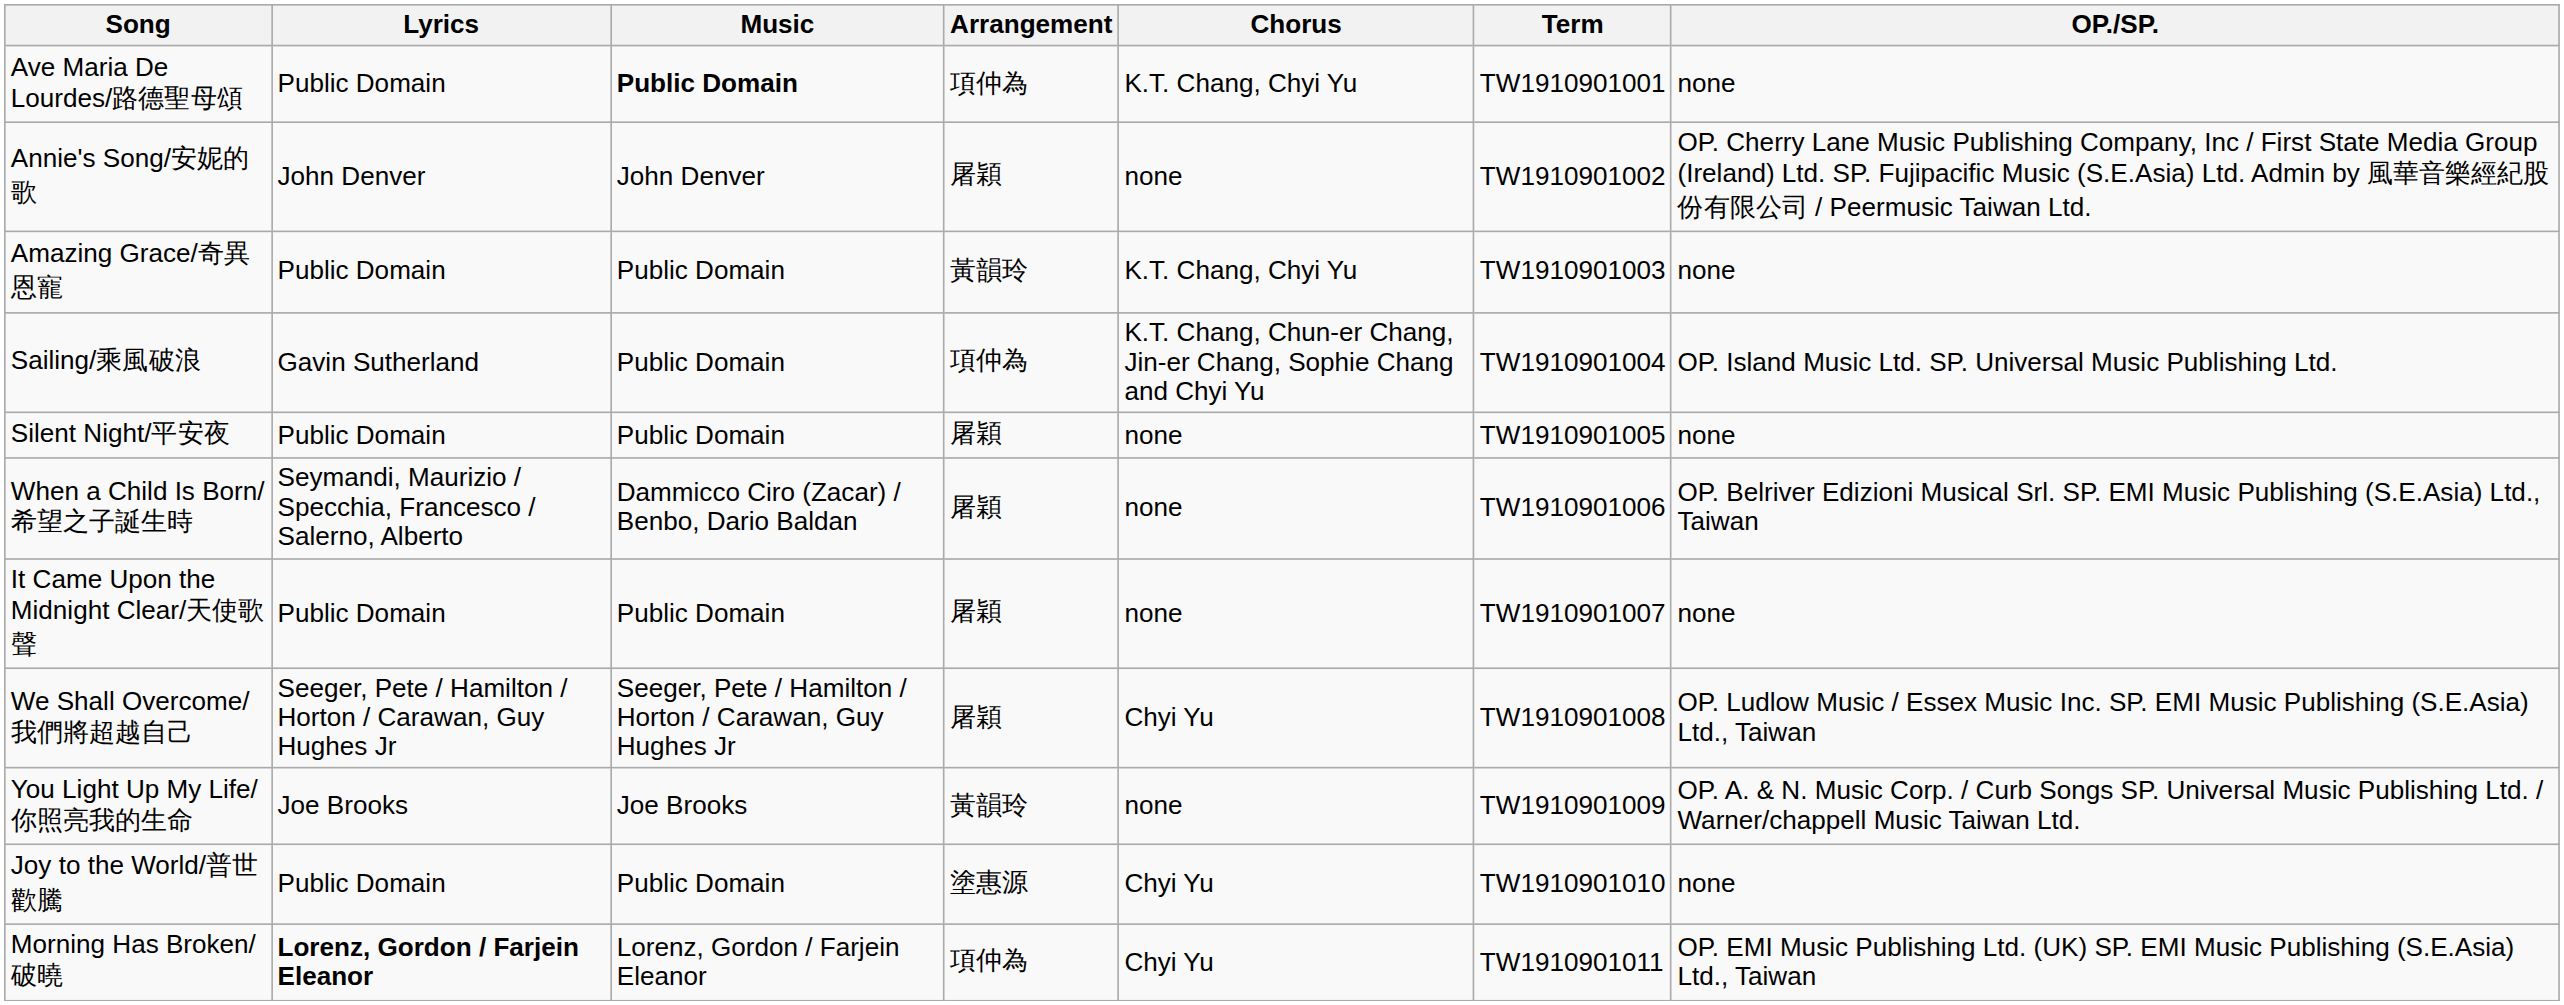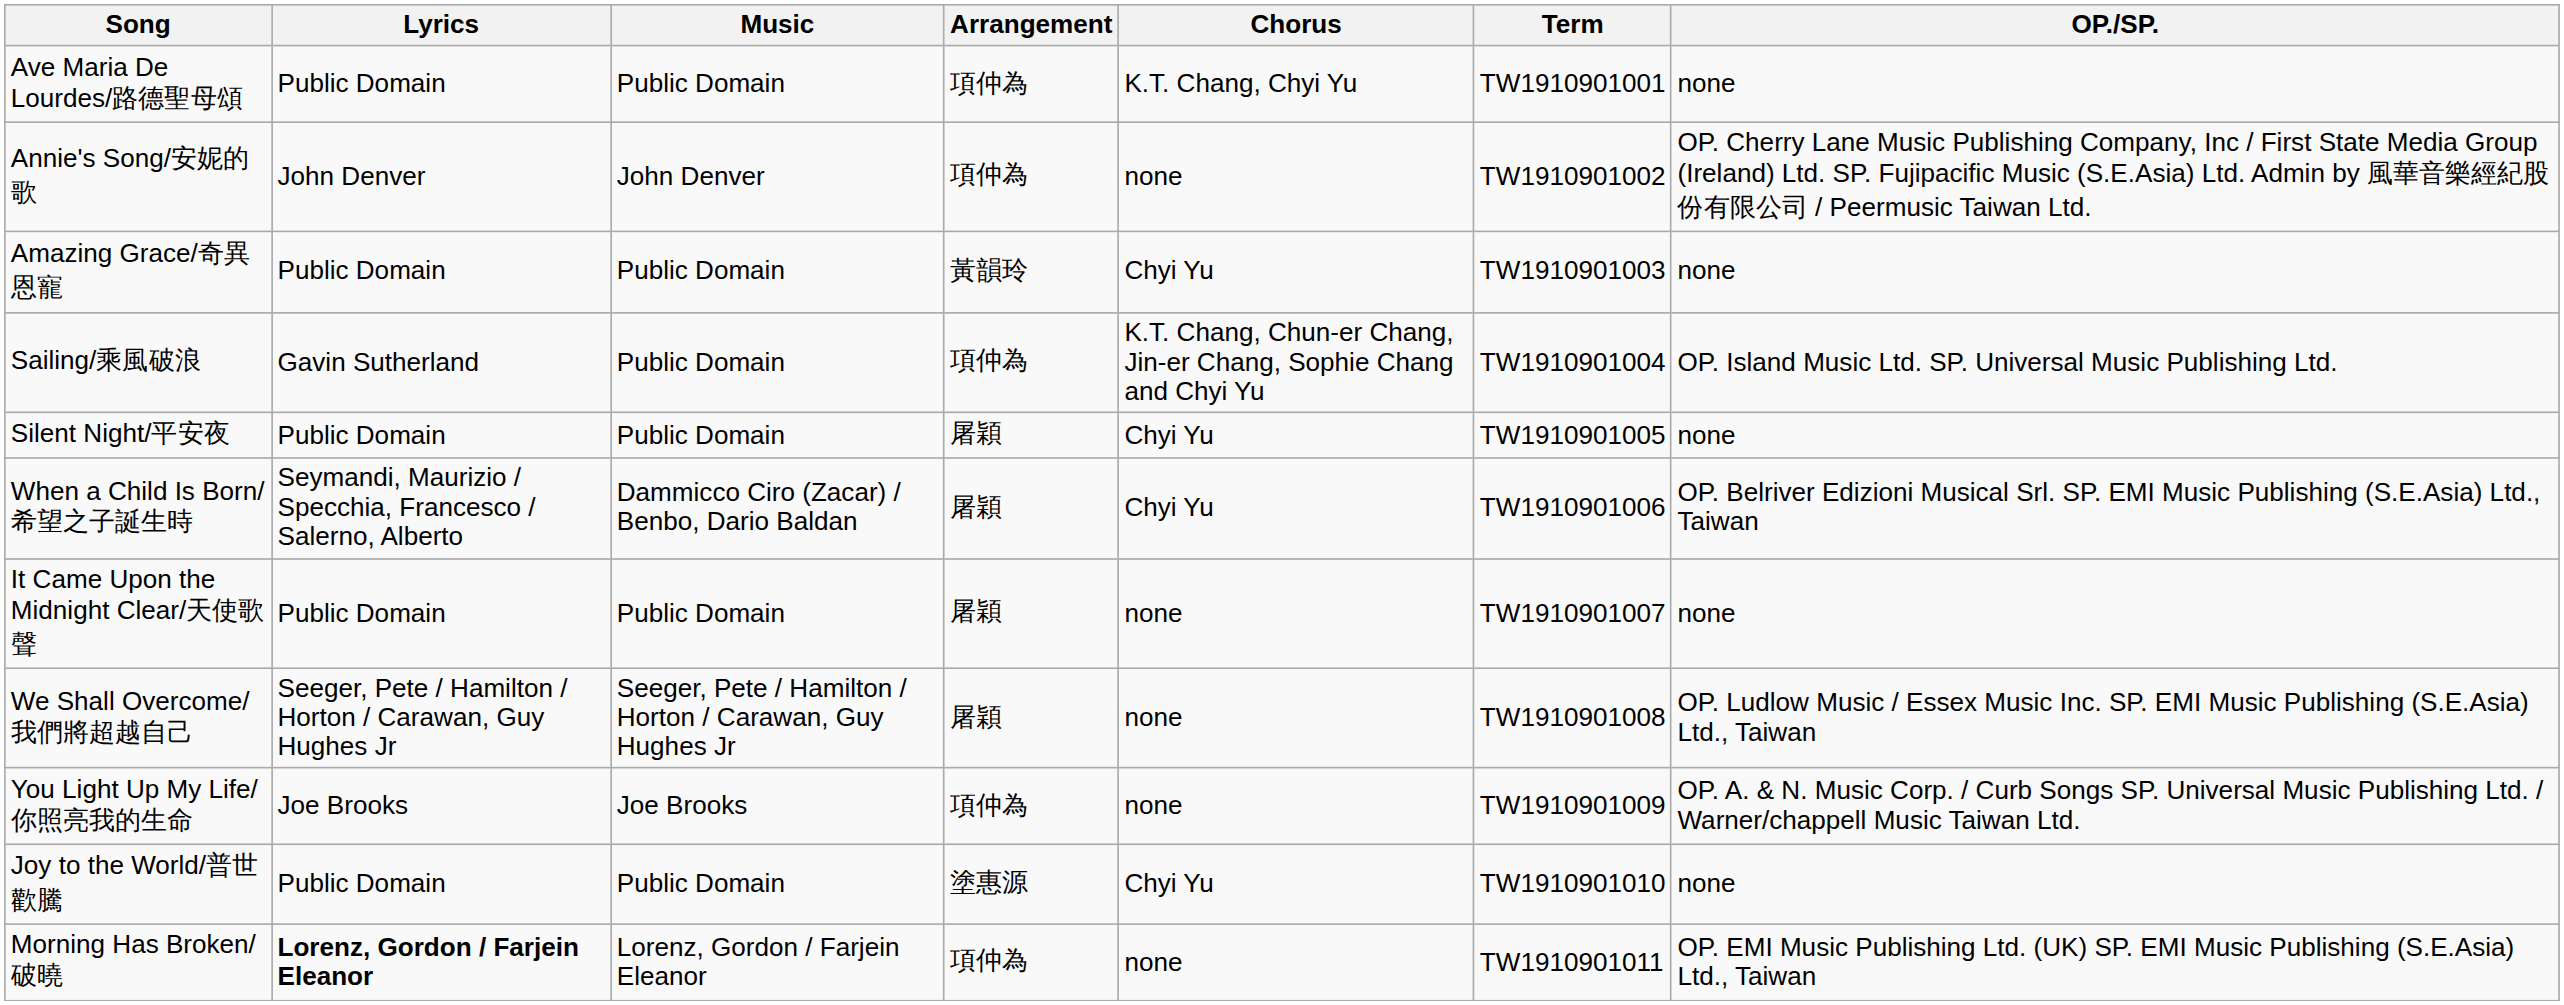(707, 83) bold -> (701, 83) normal
(976, 175) 屠穎 -> (989, 175) 項仲為
(1241, 271) K.T. Chang, Chyi Yu -> (1169, 271) Chyi Yu
(1153, 434) none -> (1169, 434) Chyi Yu
(1153, 508) none -> (1169, 508) Chyi Yu
(1169, 717) Chyi Yu -> (1153, 717) none
(989, 804) 黃韻玲 -> (989, 804) 項仲為
(1169, 961) Chyi Yu -> (1153, 961) none
